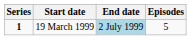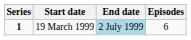(166, 27) 5 -> (166, 27) 6
